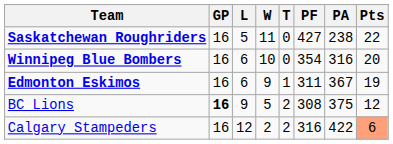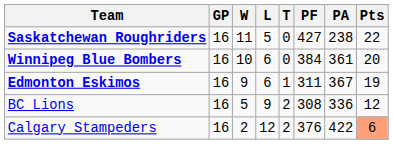columns swapped: (267, 16) <-> (244, 16)
(309, 61) 354 -> (309, 61) 384
(341, 61) 316 -> (341, 61) 361
(221, 106) bold -> (221, 106) normal
(341, 106) 375 -> (341, 106) 336
(309, 128) 316 -> (309, 128) 376
